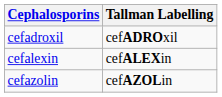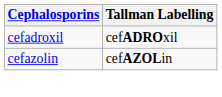- row: (33, 59)
